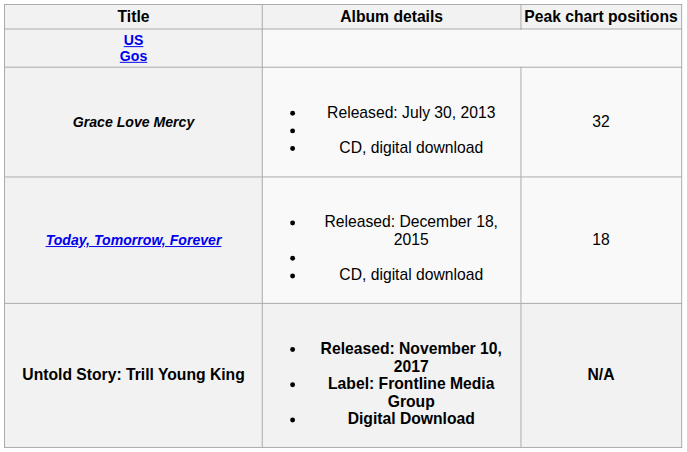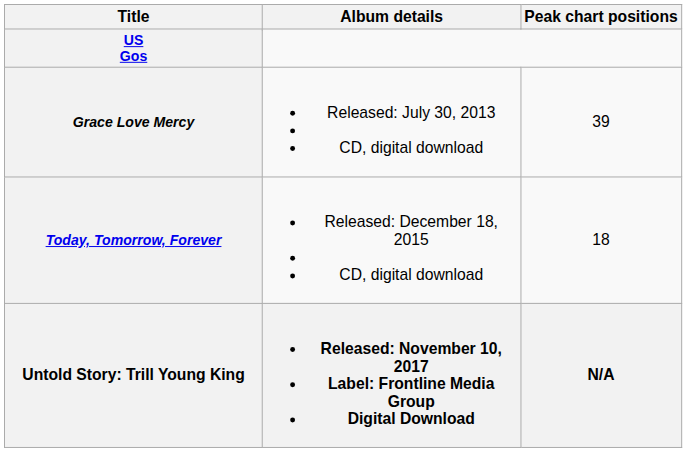(601, 121) 32 -> (601, 121) 39
